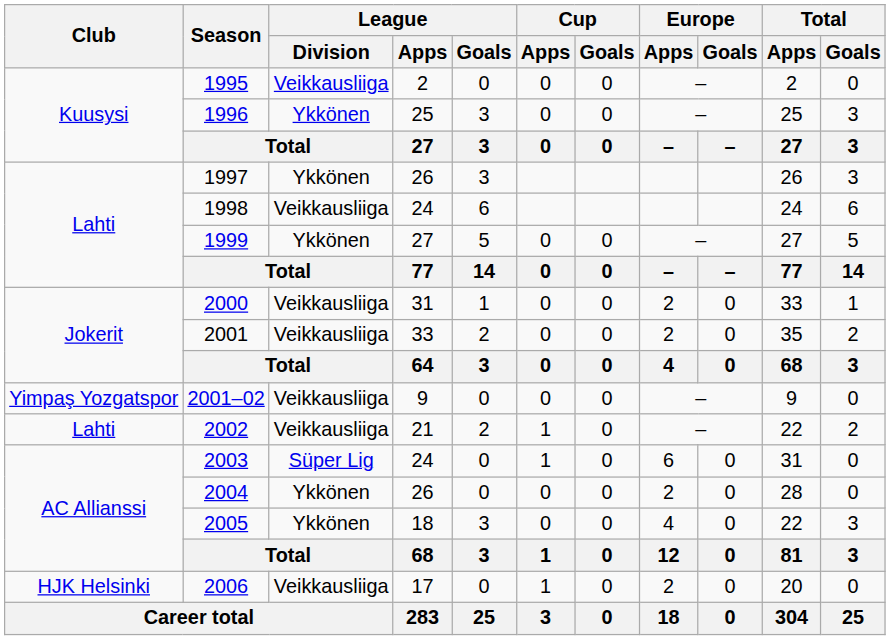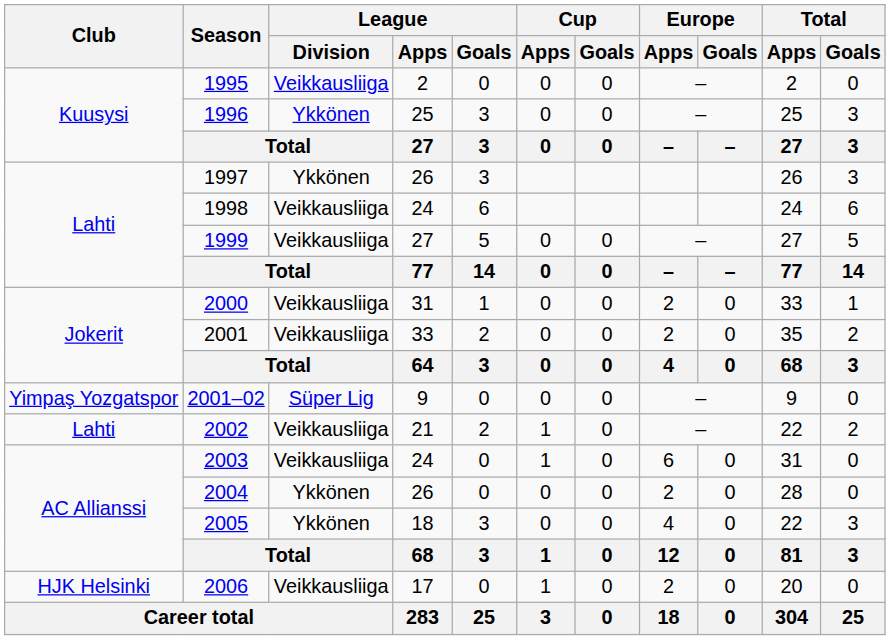(331, 240) Ykkönen -> (331, 240) Veikkausliiga
(331, 397) Veikkausliiga -> (331, 397) Süper Lig
(331, 460) Süper Lig -> (331, 460) Veikkausliiga
